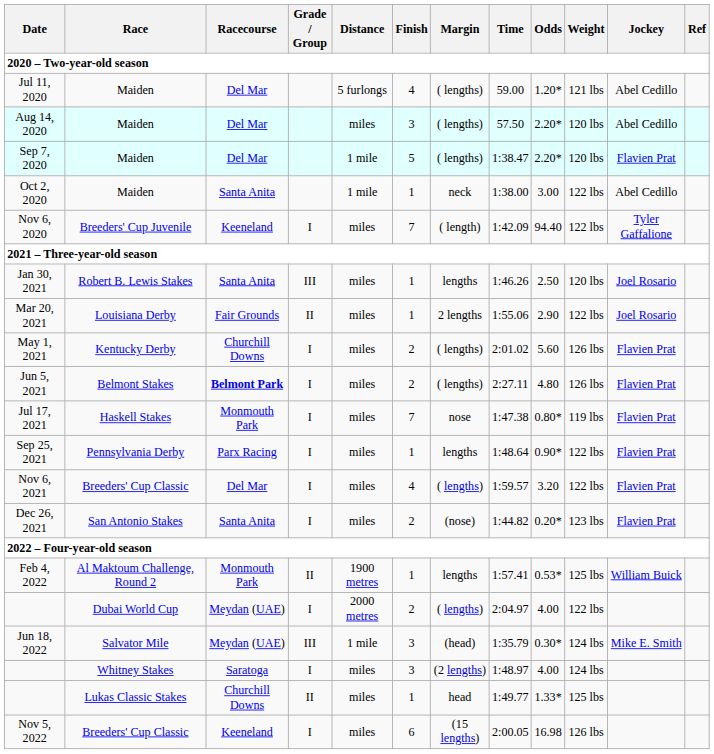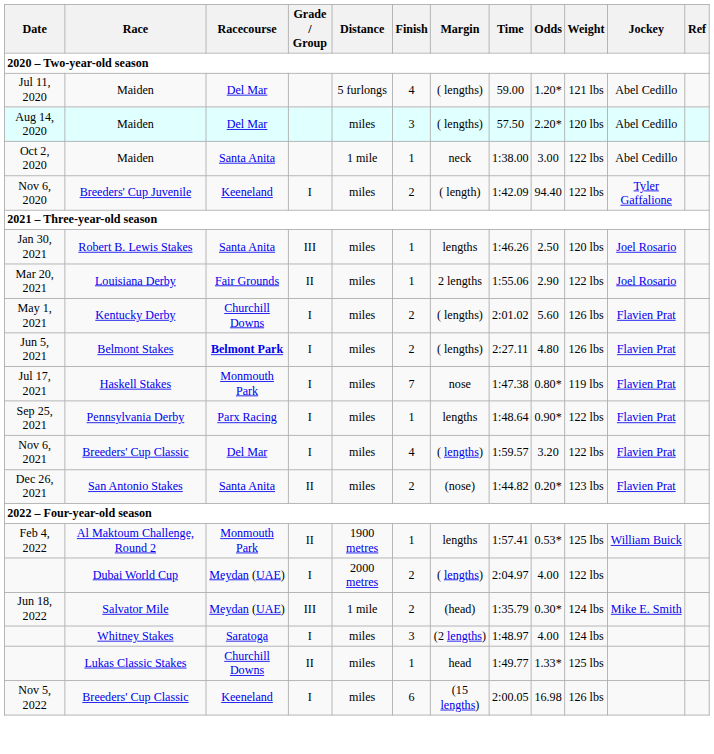- row: (35, 158)
(412, 227) 7 -> (412, 193) 2
(310, 521) I -> (310, 486) II
(412, 643) 3 -> (412, 609) 2
